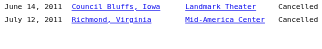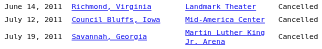(116, 7) Council Bluffs, Iowa -> (112, 7) Richmond, Virginia
(112, 20) Richmond, Virginia -> (116, 20) Council Bluffs, Iowa
+ row: (33, 37)
